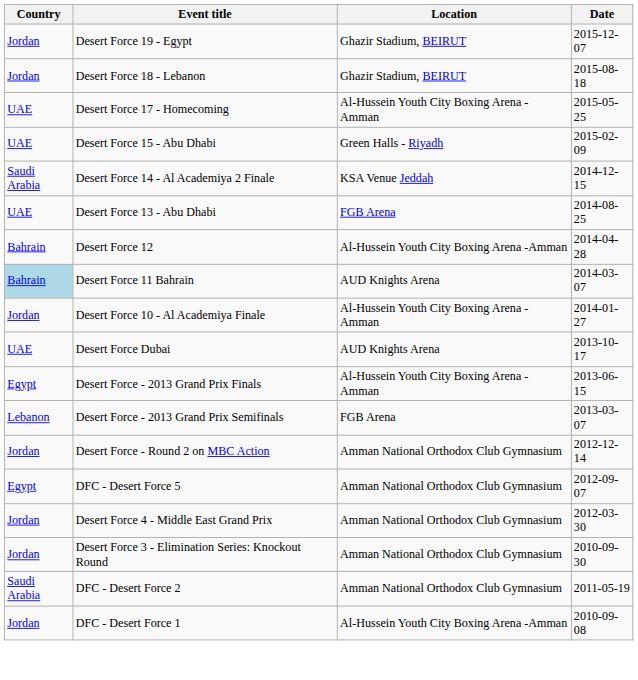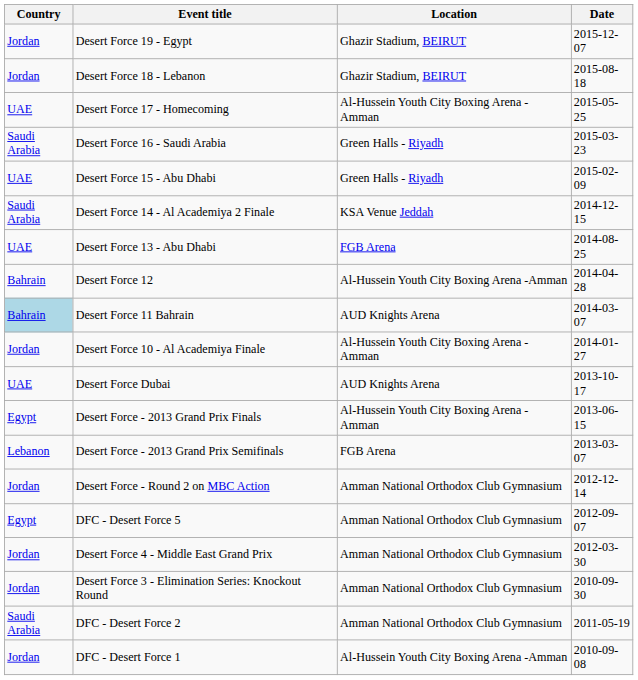+ row: (151, 143)
